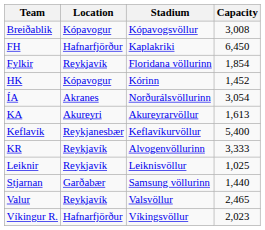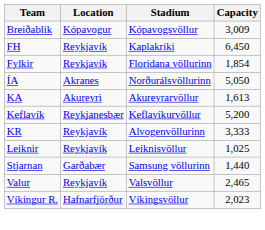(237, 30) 3,008 -> (237, 30) 3,009
(93, 47) Hafnarfjörður -> (85, 47) Reykjavík
- row: (15, 81)
(237, 98) 3,054 -> (237, 81) 5,050
(237, 132) 5,400 -> (237, 115) 5,200
